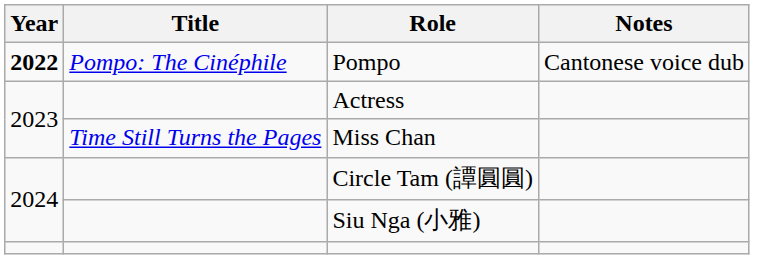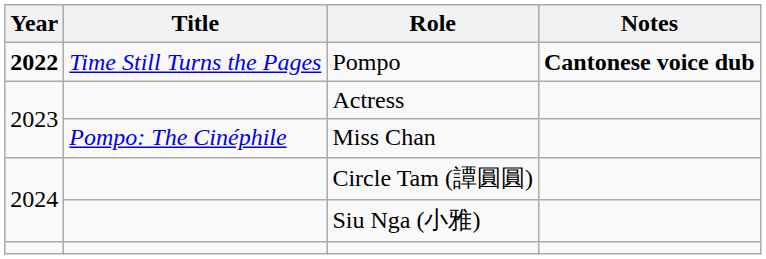(178, 61) Pompo: The Cinéphile -> (195, 61) Time Still Turns the Pages
(644, 61) normal -> (649, 61) bold
(195, 137) Time Still Turns the Pages -> (178, 137) Pompo: The Cinéphile
